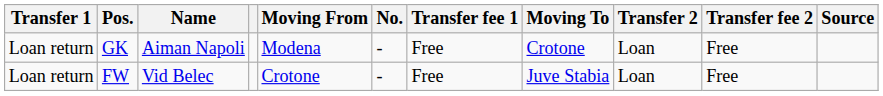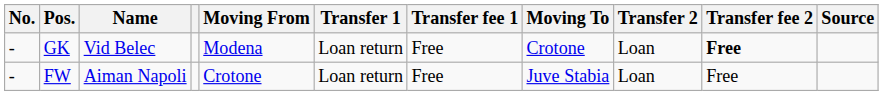columns swapped: (390, 18) <-> (51, 18)
(193, 47) Aiman Napoli -> (120, 47) Vid Belec
(722, 47) normal -> (724, 47) bold
(178, 76) Vid Belec -> (135, 76) Aiman Napoli
